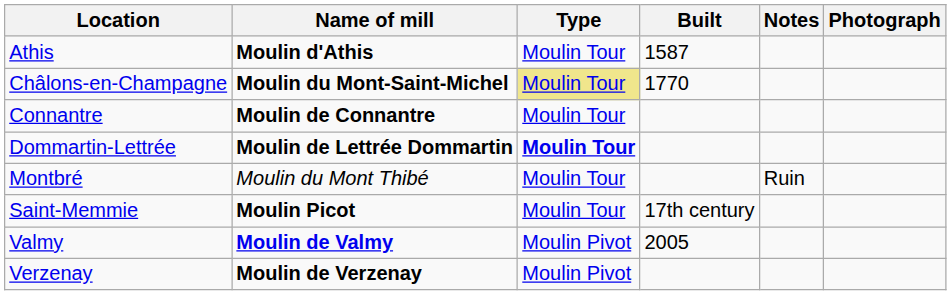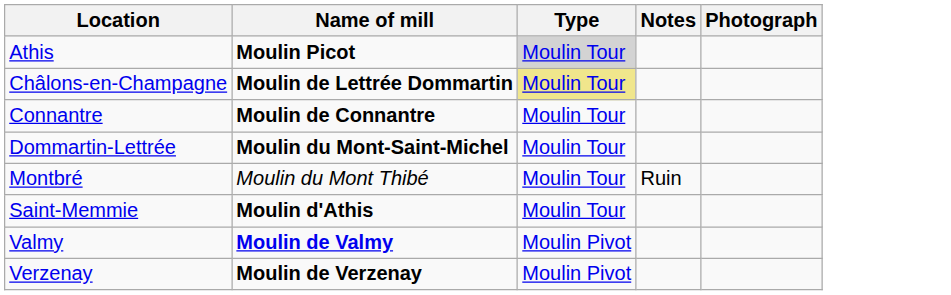- column: (699, 20)
(305, 52) Moulin d'Athis -> (296, 52) Moulin Picot
(574, 52) no background -> (574, 52) lightgrey background
(372, 83) Moulin du Mont-Saint-Michel -> (375, 83) Moulin de Lettrée Dommartin
(375, 147) Moulin de Lettrée Dommartin -> (372, 147) Moulin du Mont-Saint-Michel
(579, 147) bold -> (574, 147) normal
(296, 210) Moulin Picot -> (305, 210) Moulin d'Athis
